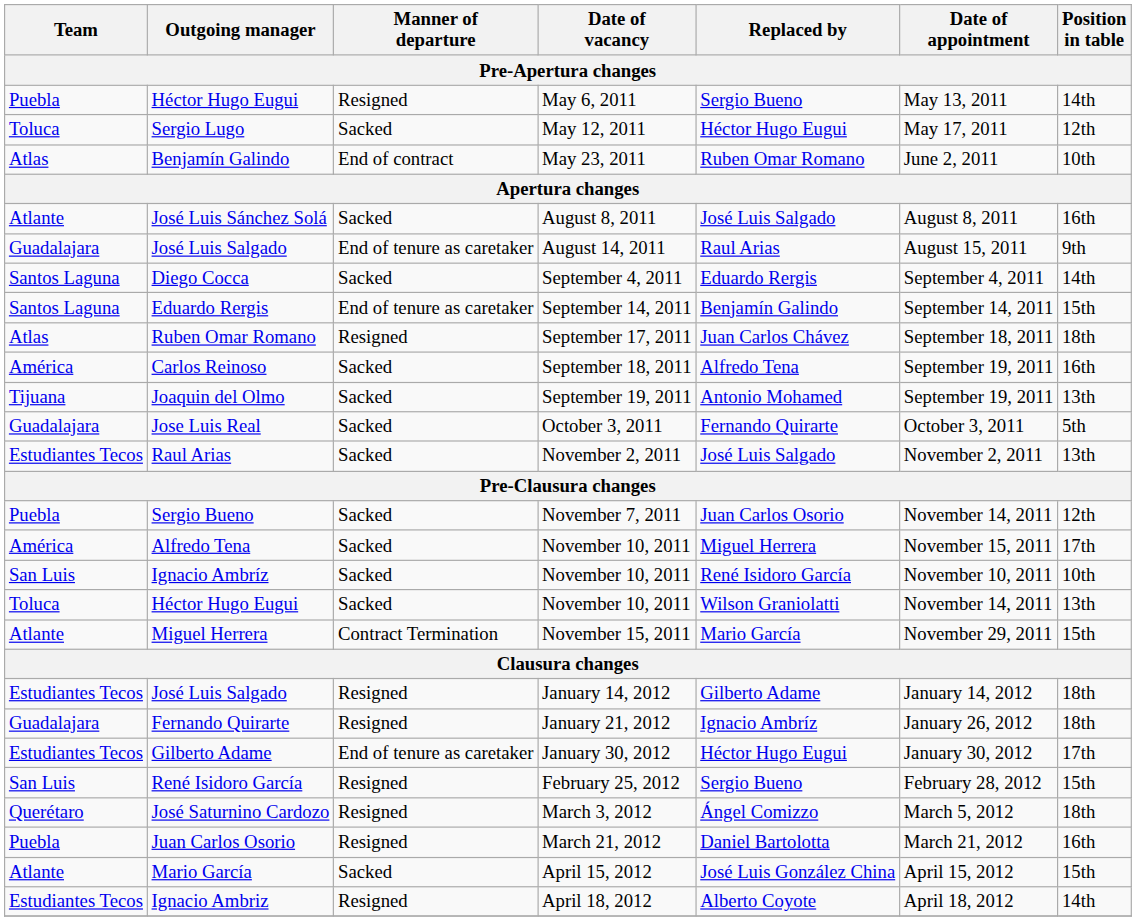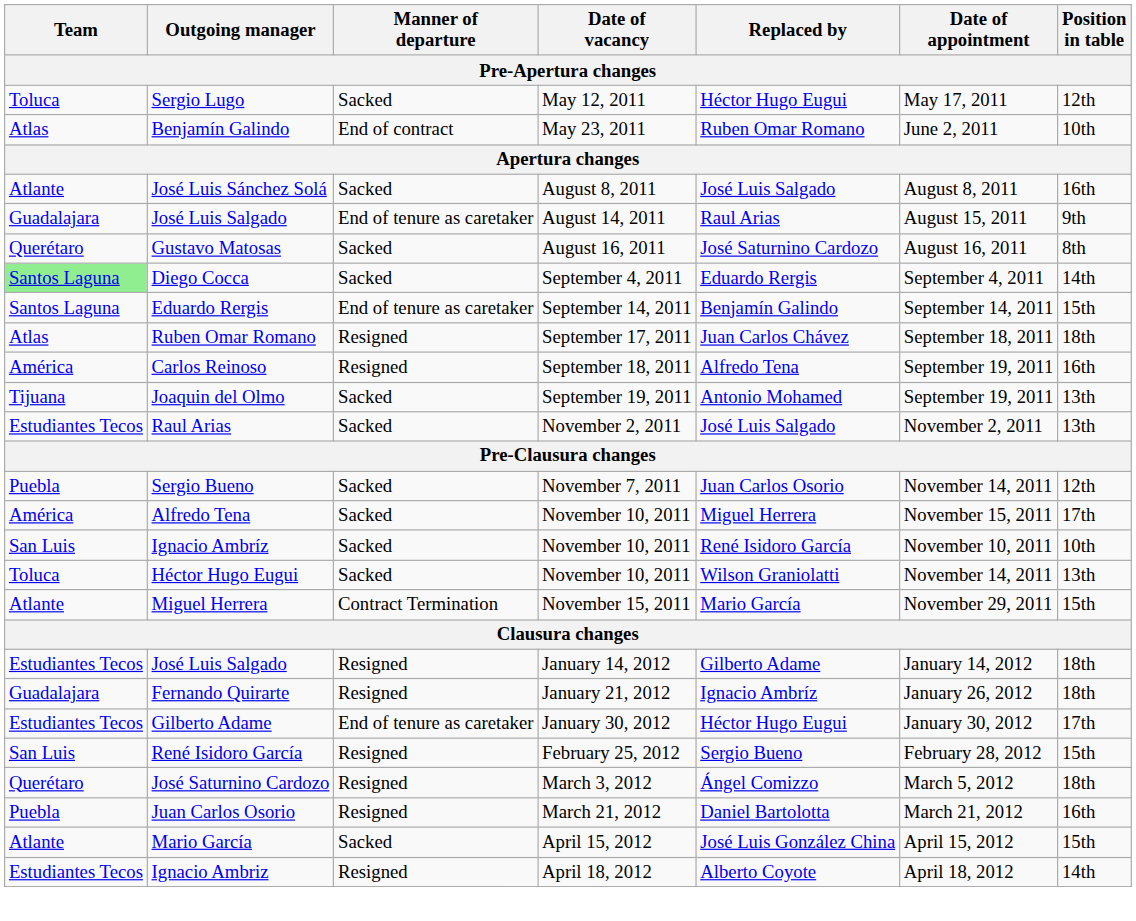- row: (225, 99)
+ row: (216, 248)
(64, 277) no background -> (64, 277) lightgreen background
(365, 366) Sacked -> (373, 366) Resigned
- row: (206, 426)
